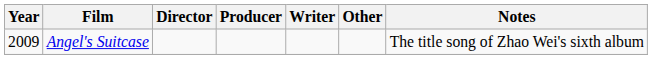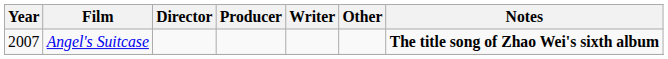(24, 41) 2009 -> (24, 41) 2007
(517, 41) normal -> (524, 41) bold
